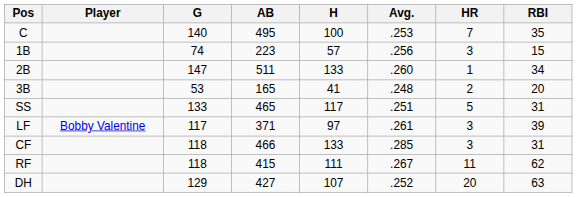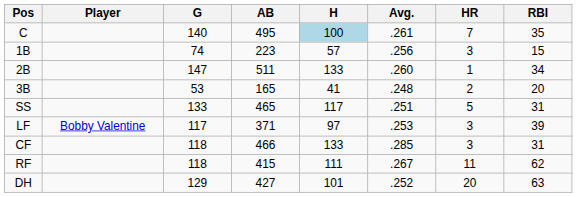(334, 32) no background -> (334, 32) lightblue background
(402, 32) .253 -> (402, 32) .261
(402, 126) .261 -> (402, 126) .253
(334, 182) 107 -> (334, 182) 101
